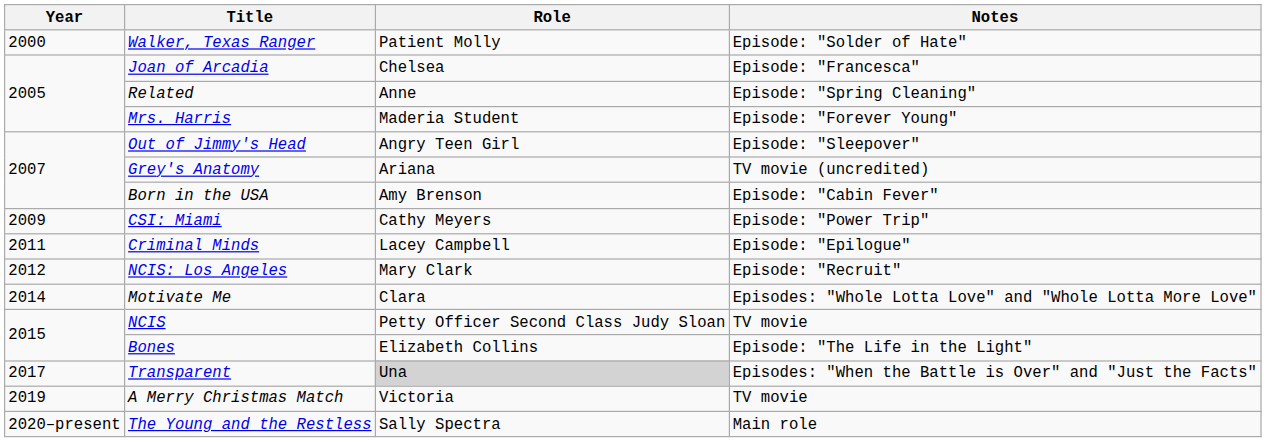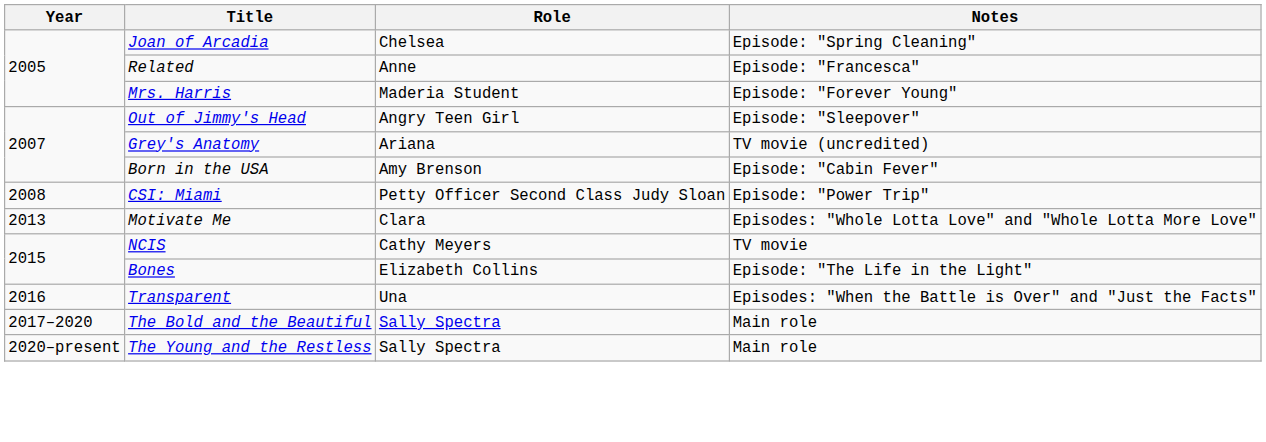- row: (222, 43)
(826, 68) Episode: "Francesca" -> (854, 43) Episode: "Spring Cleaning"
(854, 94) Episode: "Spring Cleaning" -> (826, 68) Episode: "Francesca"
(27, 221) 2009 -> (27, 195) 2008
(435, 221) Cathy Meyers -> (552, 195) Petty Officer Second Class Judy Sloan
- row: (194, 246)
- row: (208, 272)
(27, 297) 2014 -> (27, 221) 2013
(552, 322) Petty Officer Second Class Judy Sloan -> (435, 246) Cathy Meyers
(27, 373) 2017 -> (27, 297) 2016
(393, 373) lightgrey background -> (393, 297) no background
+ row: (250, 322)
- row: (236, 399)
